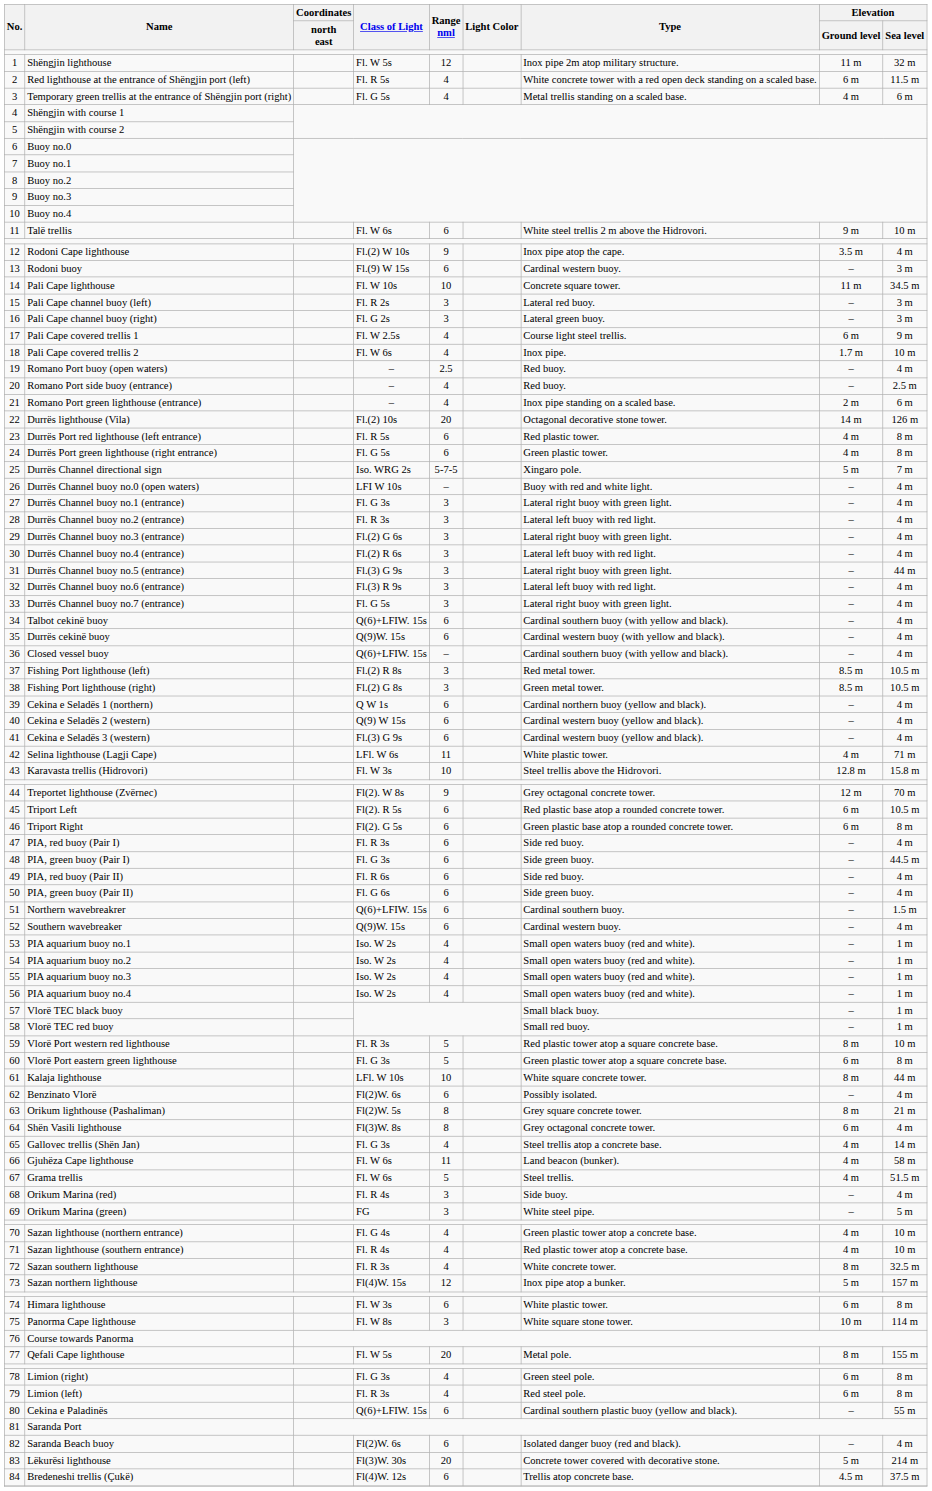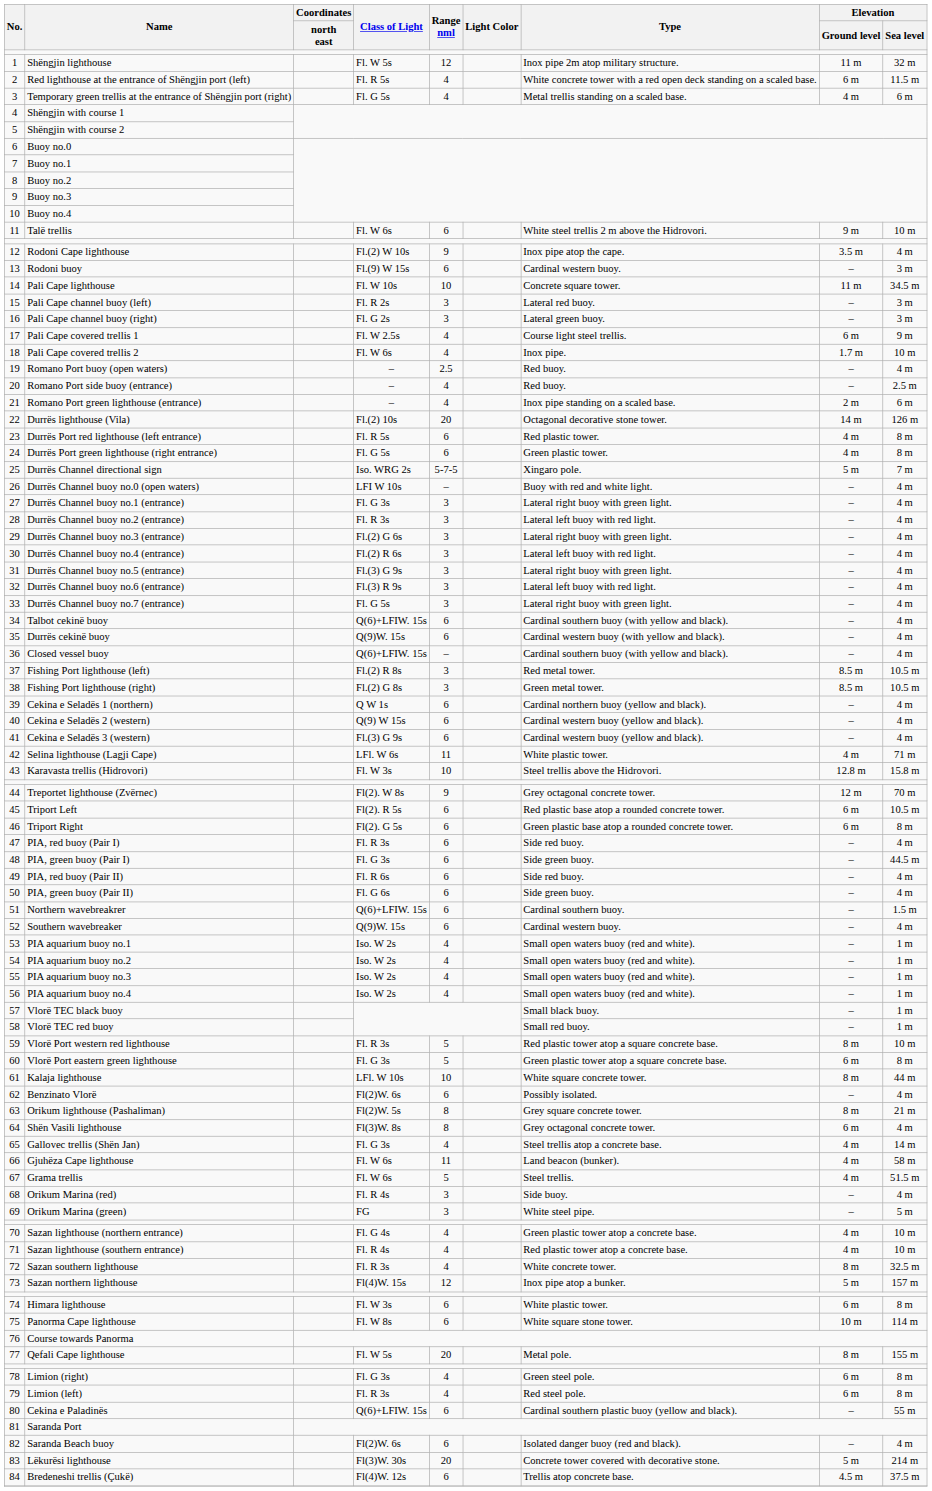(905, 570) 44 m -> (905, 570) 4 m
(446, 1321) 3 -> (446, 1321) 6
